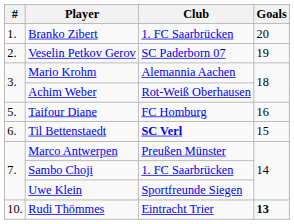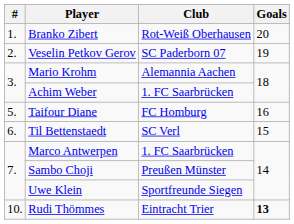(187, 33) 1. FC Saarbrücken -> (196, 33) Rot-Weiß Oberhausen
(196, 92) Rot-Weiß Oberhausen -> (187, 92) 1. FC Saarbrücken
(162, 131) bold -> (161, 131) normal
(184, 151) Preußen Münster -> (187, 151) 1. FC Saarbrücken
(187, 170) 1. FC Saarbrücken -> (184, 170) Preußen Münster
